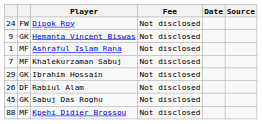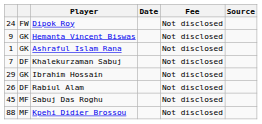columns swapped: (170, 11) <-> (214, 11)
(24, 49) MF -> (24, 49) GK
(24, 62) MF -> (24, 62) DF
(24, 100) GK -> (24, 100) MF
